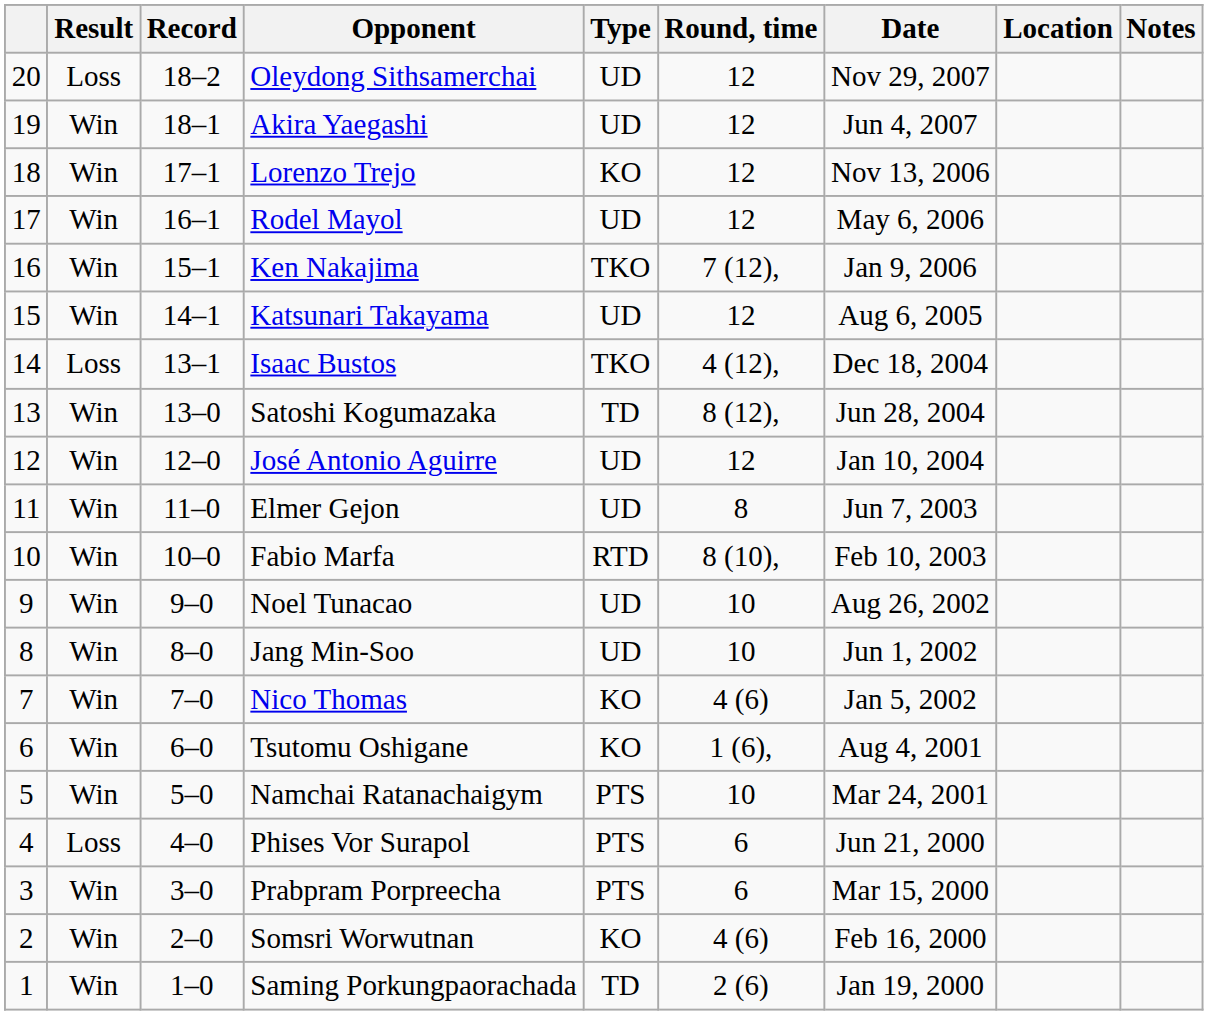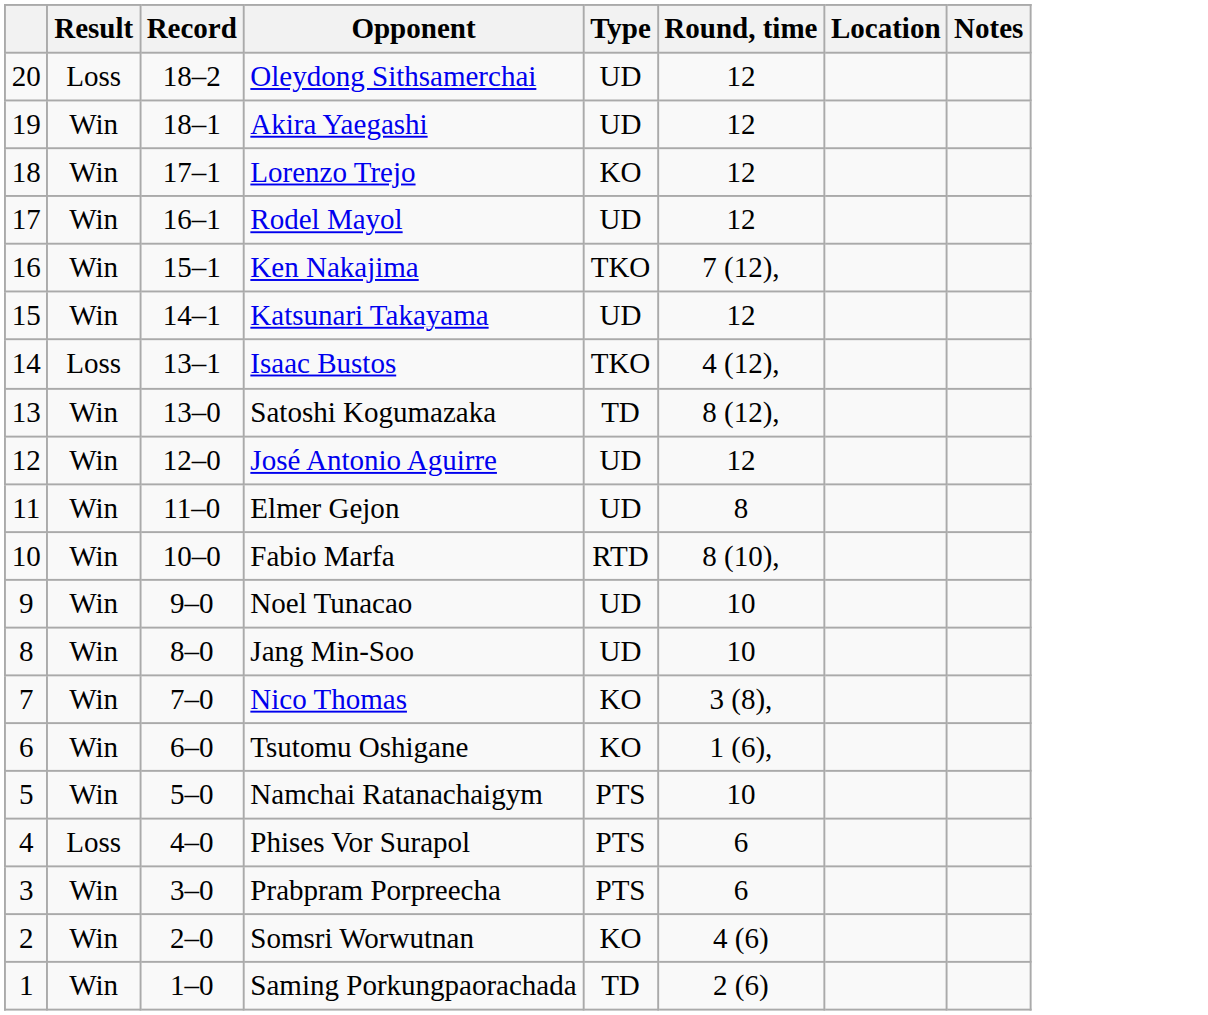- column: (910, 28)
(741, 698) 4 (6) -> (741, 698) 3 (8),
